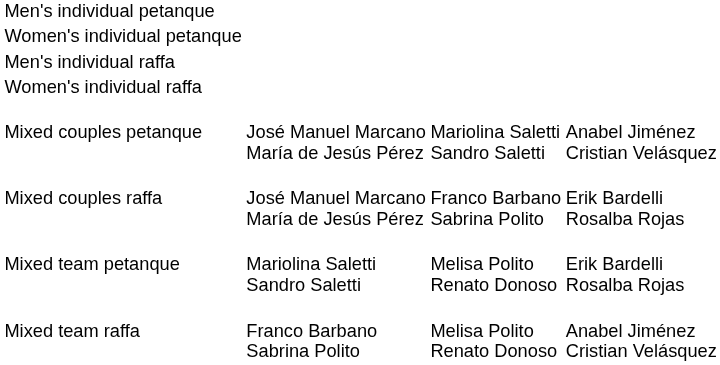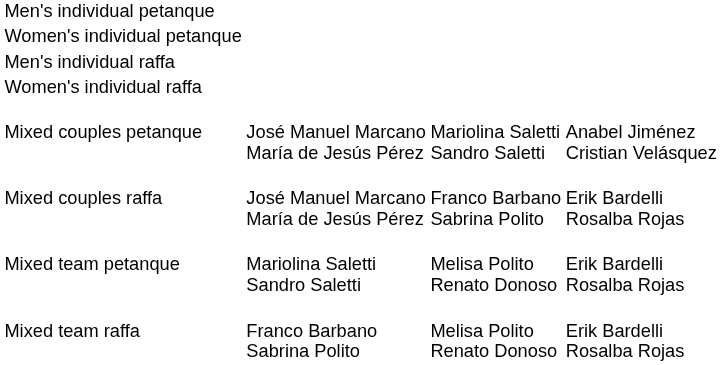(641, 341) Anabel Jiménez Cristian Velásquez -> (625, 341) Erik Bardelli Rosalba Rojas
